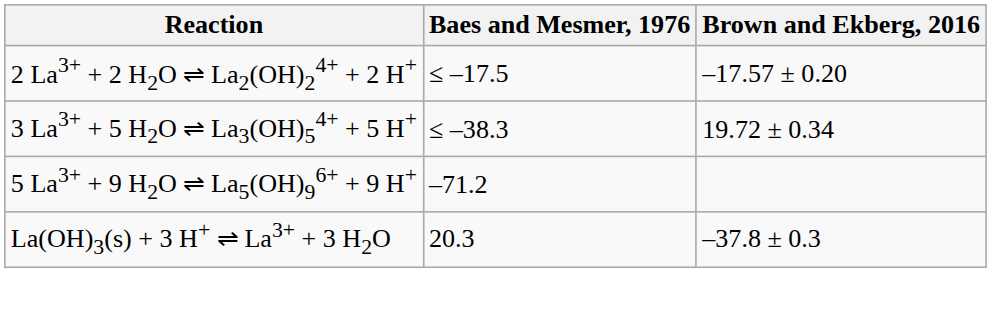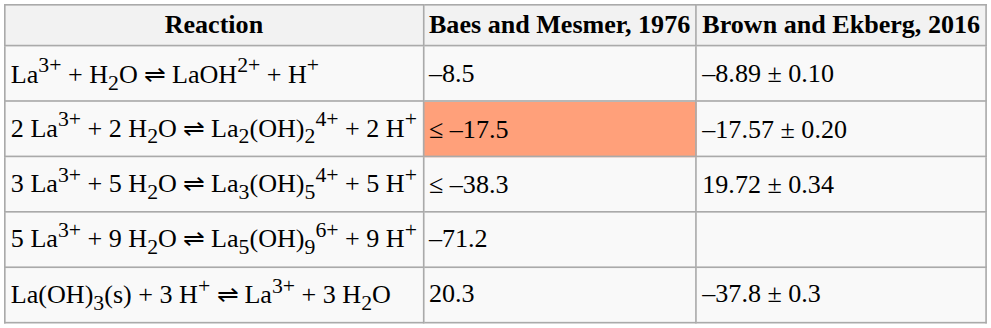+ row: (165, 73)
(469, 73) no background -> (469, 128) lightsalmon background
